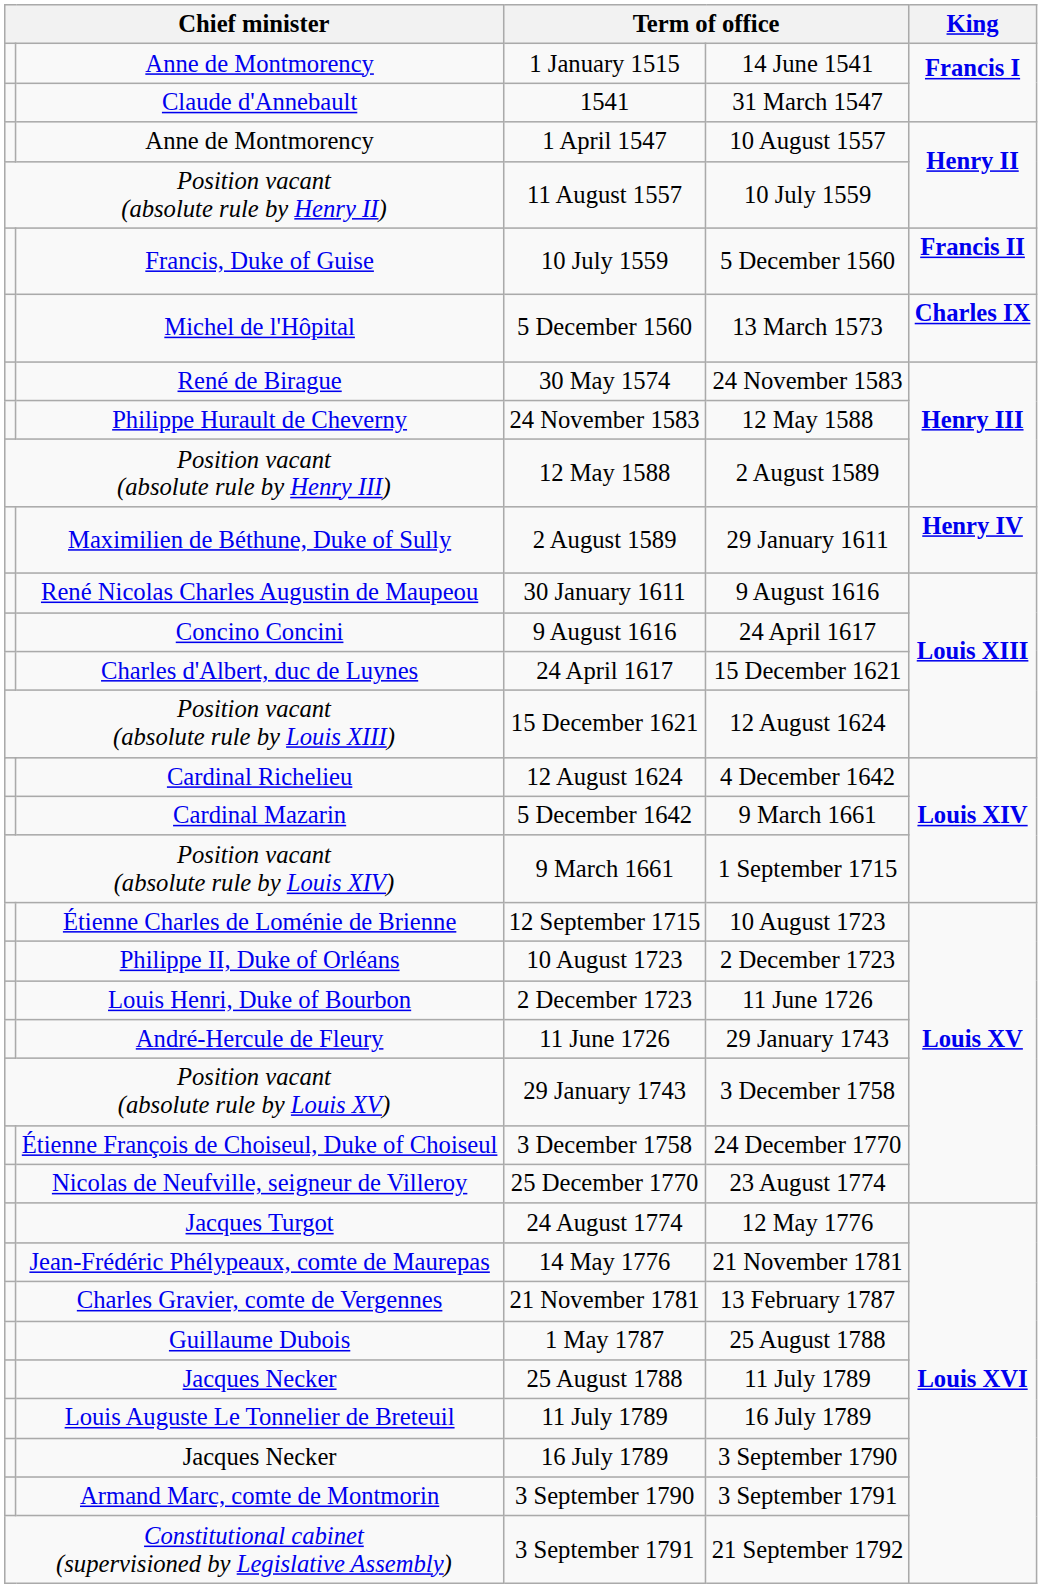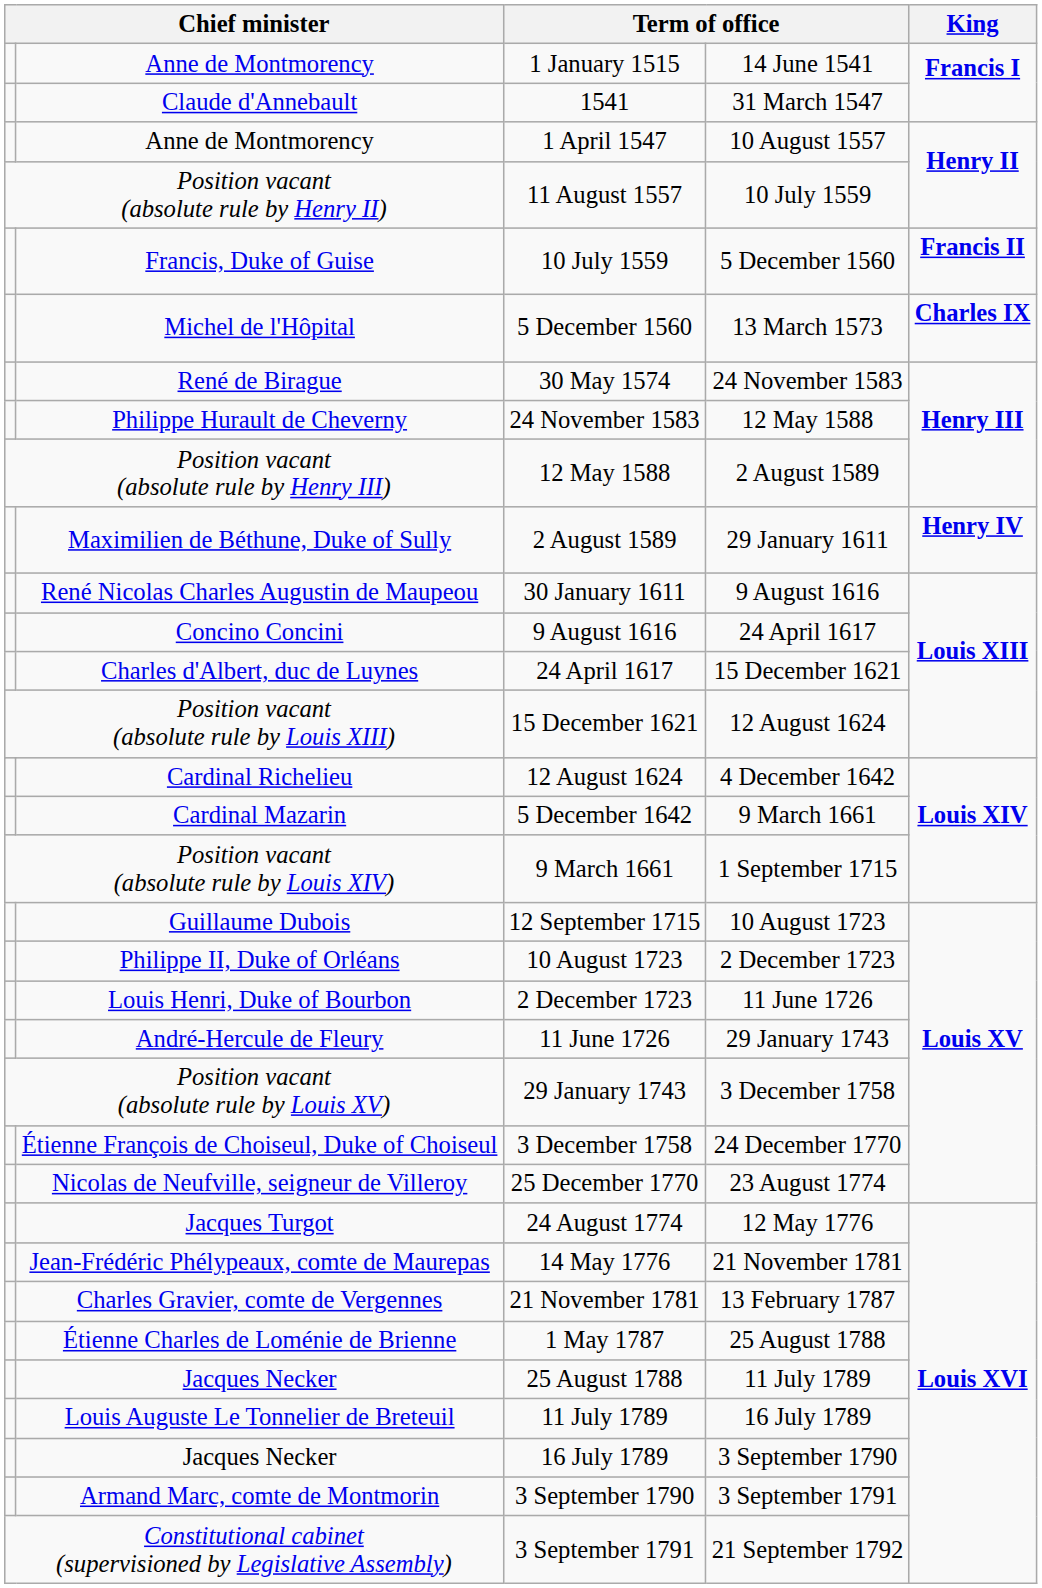(260, 921) Étienne Charles de Loménie de Brienne -> (260, 921) Guillaume Dubois
(260, 1339) Guillaume Dubois -> (260, 1339) Étienne Charles de Loménie de Brienne
